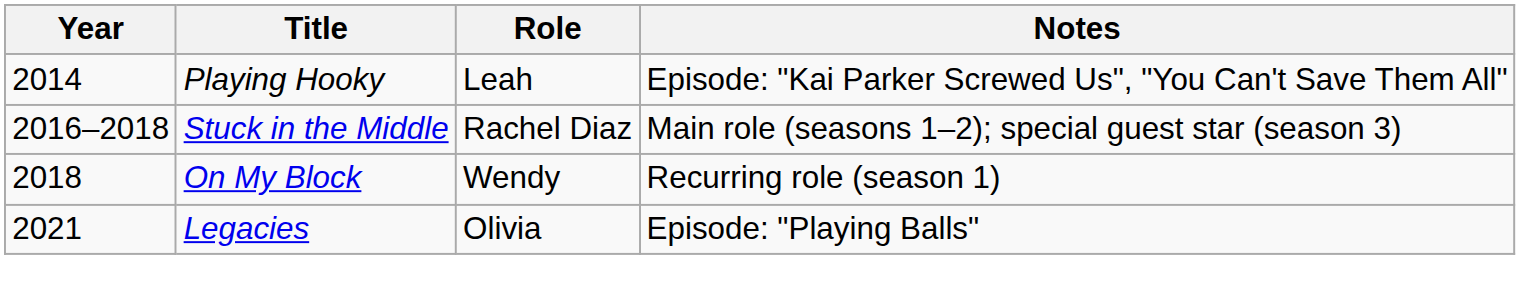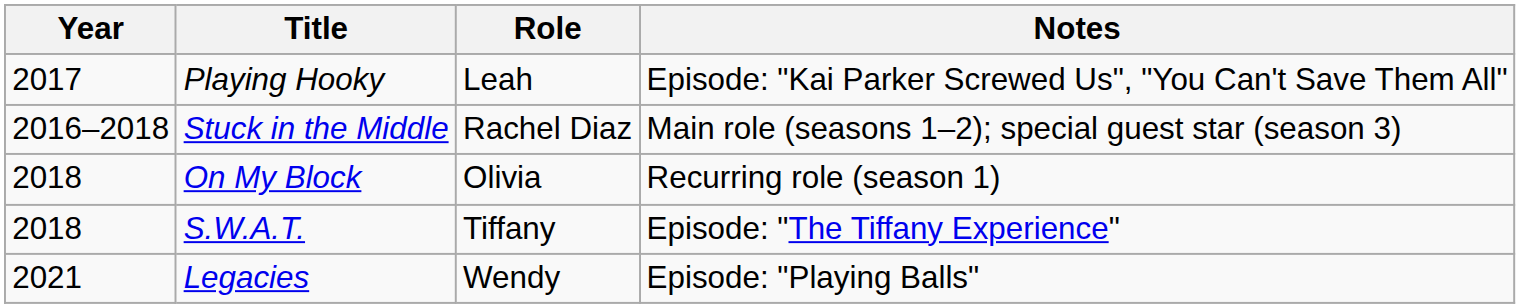(47, 79) 2014 -> (47, 79) 2017
(512, 178) Wendy -> (502, 178) Olivia
+ row: (244, 228)
(502, 228) Olivia -> (512, 278) Wendy
